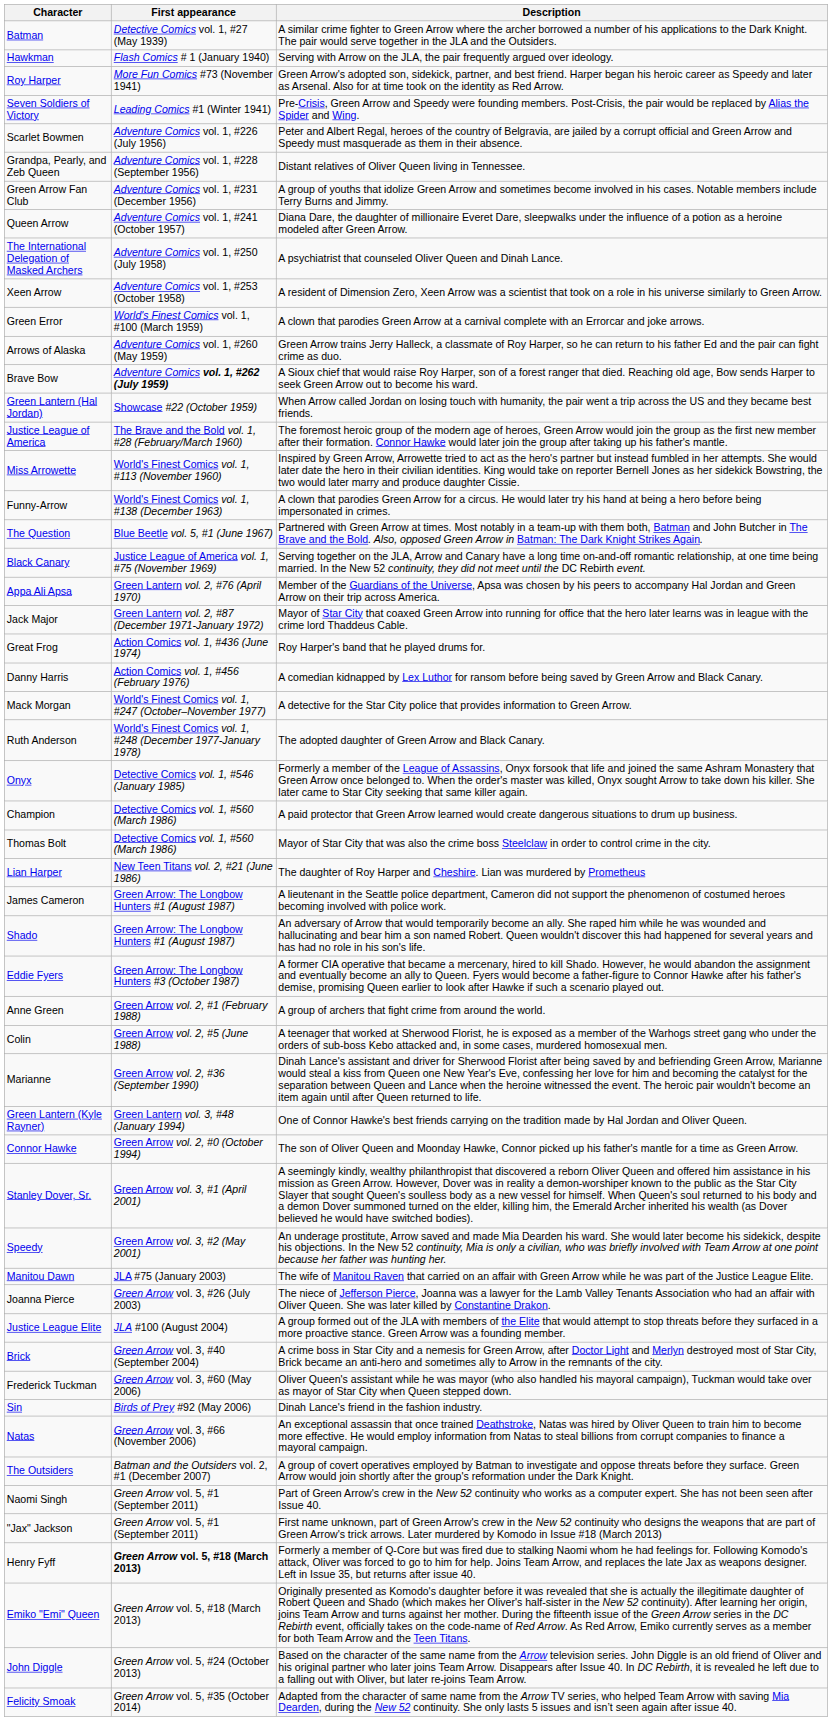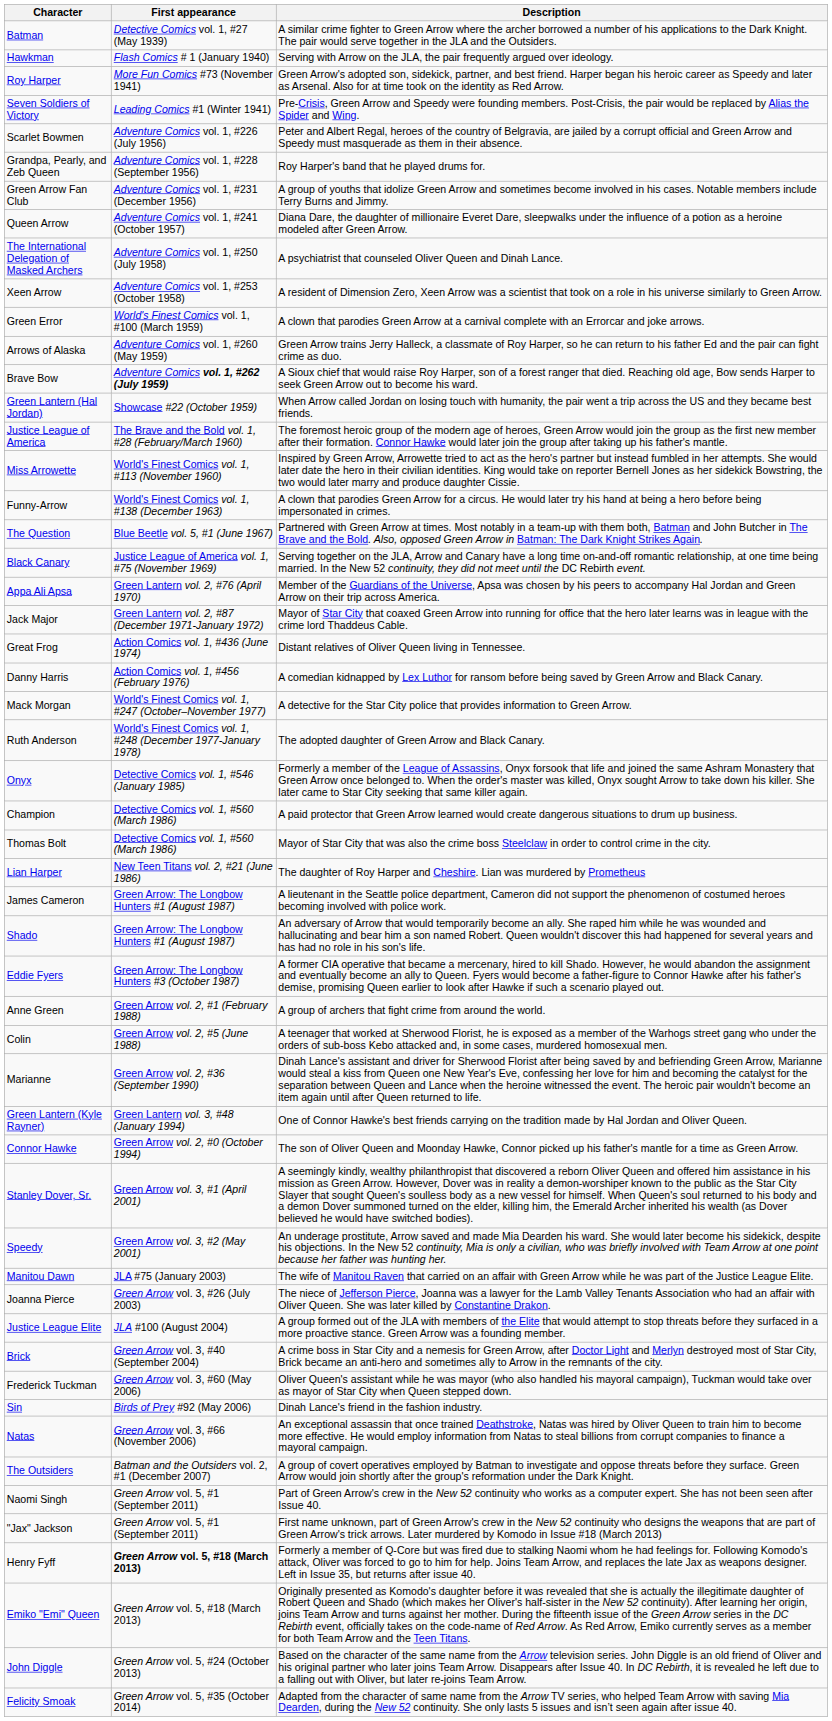(402, 166) Distant relatives of Oliver Queen living in Tennessee. -> (382, 166) Roy Harper's band that he played drums for.
(382, 648) Roy Harper's band that he played drums for. -> (402, 648) Distant relatives of Oliver Queen living in Tennessee.
